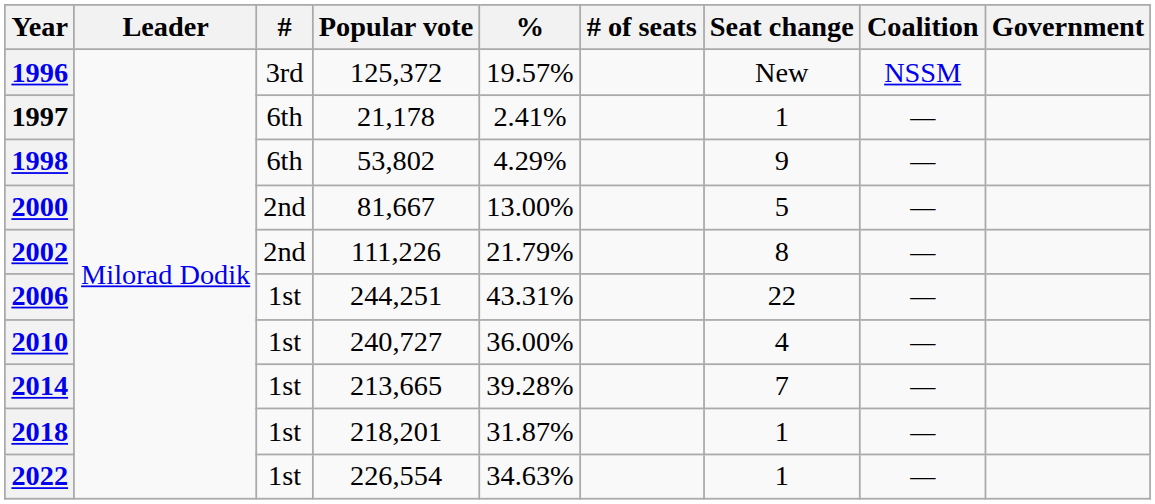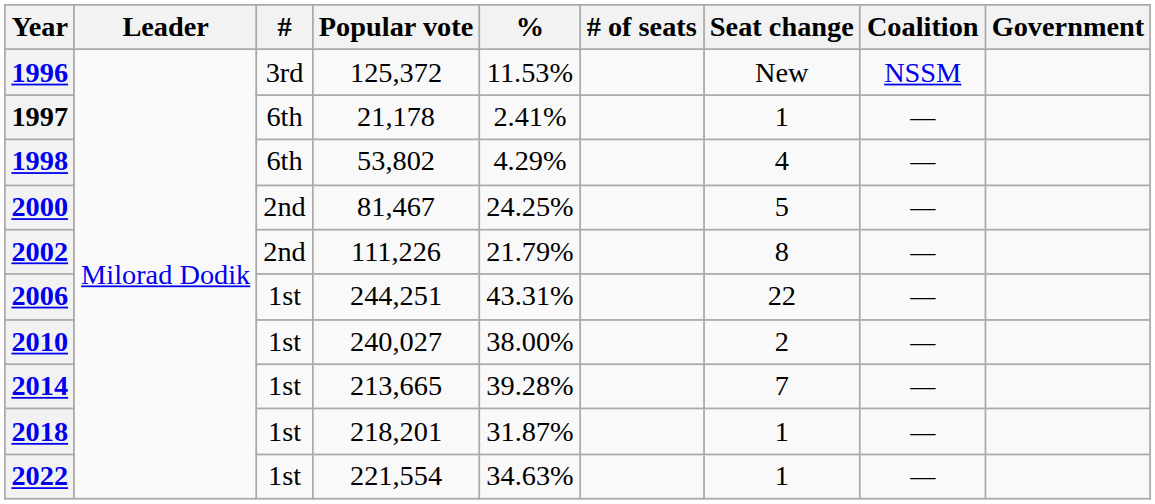(530, 71) 19.57% -> (530, 71) 11.53%
(782, 161) 9 -> (782, 161) 4
(396, 206) 81,667 -> (396, 206) 81,467
(530, 206) 13.00% -> (530, 206) 24.25%
(396, 341) 240,727 -> (396, 341) 240,027
(530, 341) 36.00% -> (530, 341) 38.00%
(782, 341) 4 -> (782, 341) 2
(396, 476) 226,554 -> (396, 476) 221,554
